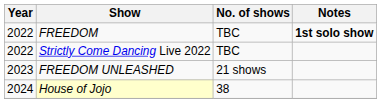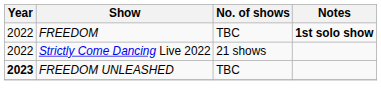(228, 51) TBC -> (241, 51) 21 shows
(20, 70) normal -> (20, 70) bold
(241, 70) 21 shows -> (228, 70) TBC
- row: (75, 88)
